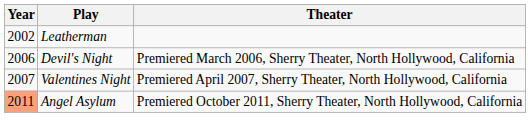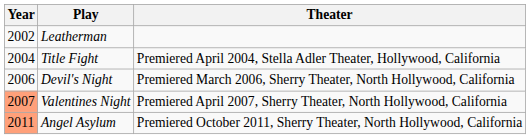+ row: (70, 58)
(21, 79) no background -> (21, 101) lightsalmon background
